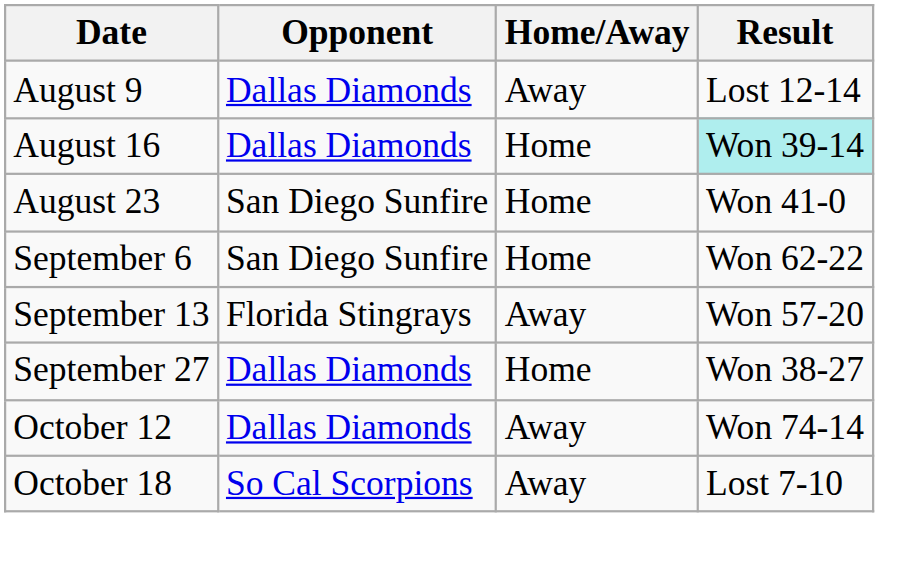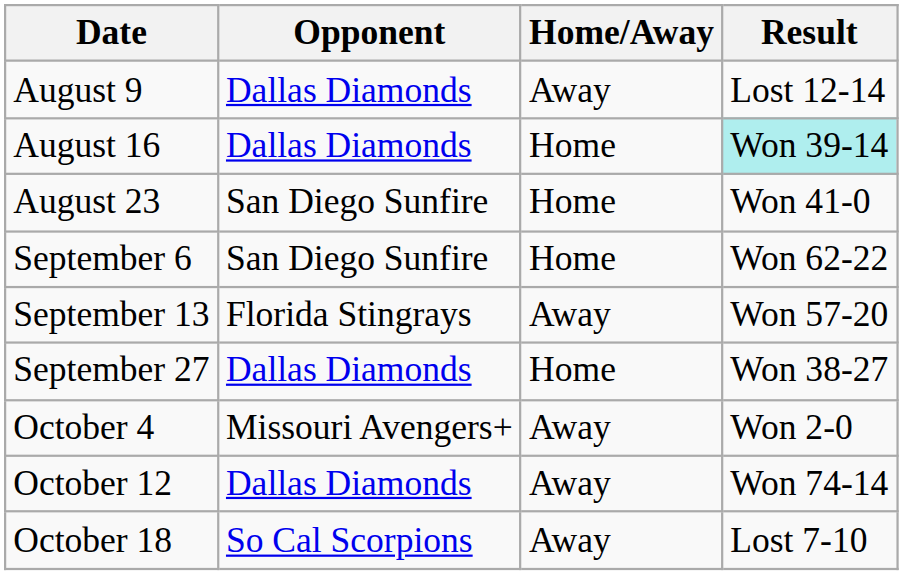+ row: (84, 426)
